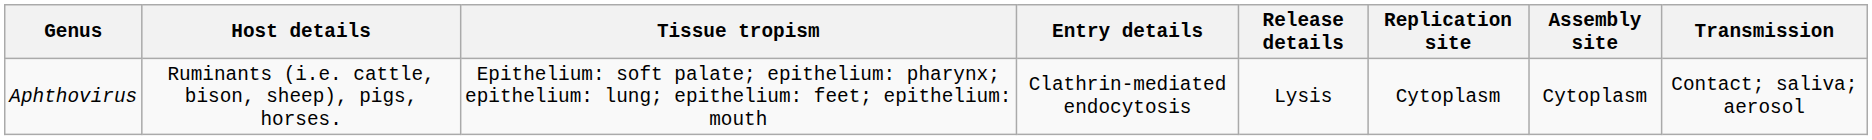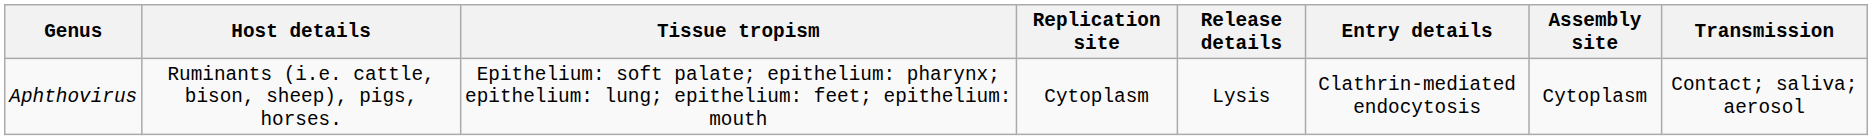columns swapped: (1128, 32) <-> (1448, 32)
